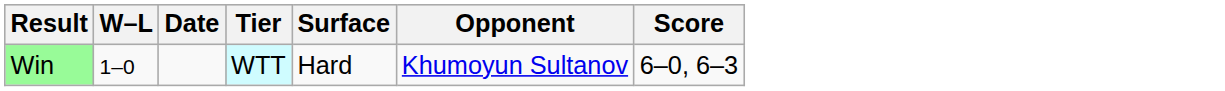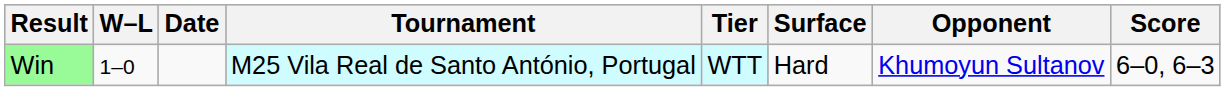+ column: (463, 24)
